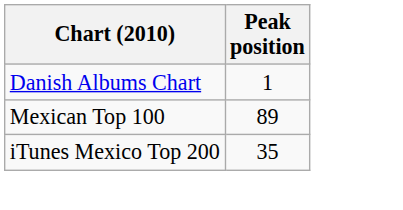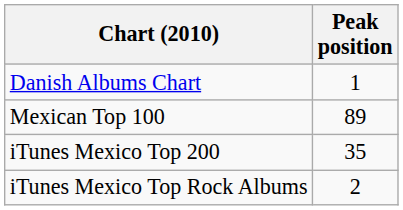+ row: (159, 186)
